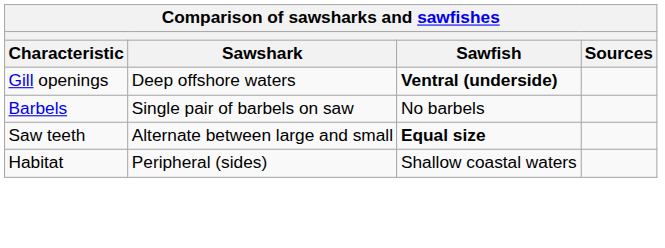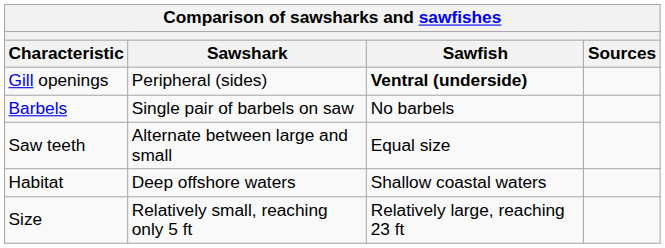(214, 80) Deep offshore waters -> (199, 80) Peripheral (sides)
(443, 135) bold -> (411, 145) normal
(199, 163) Peripheral (sides) -> (214, 182) Deep offshore waters
+ row: (25, 219)
